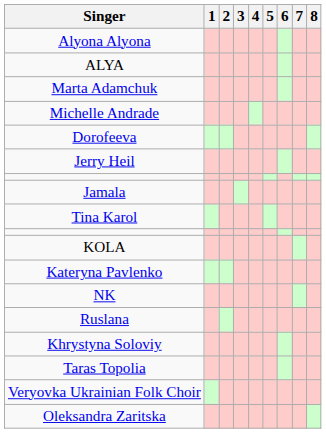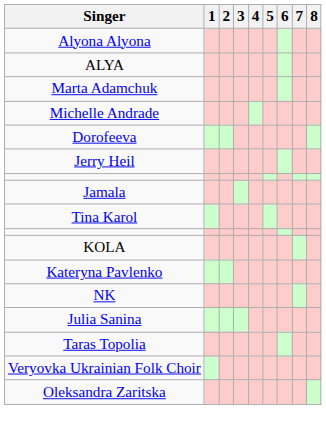- row: (104, 319)
+ row: (104, 319)
- row: (104, 343)
